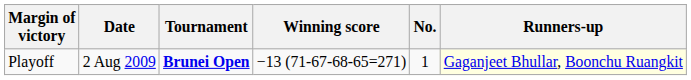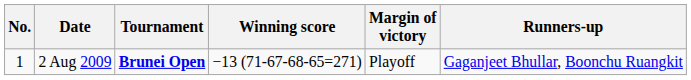columns swapped: (425, 26) <-> (42, 26)
(563, 61) lightyellow background -> (563, 61) no background
